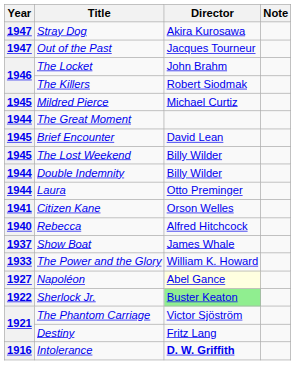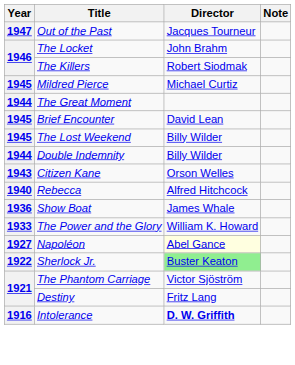- row: (62, 31)
- row: (51, 191)
(19, 208) 1941 -> (19, 173) 1943
(19, 244) 1937 -> (19, 208) 1936
